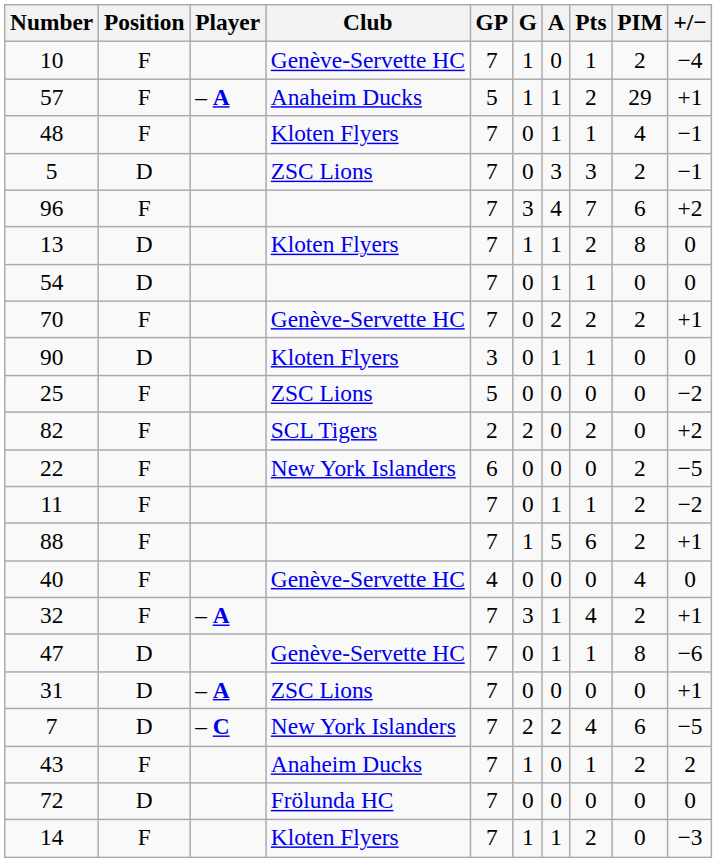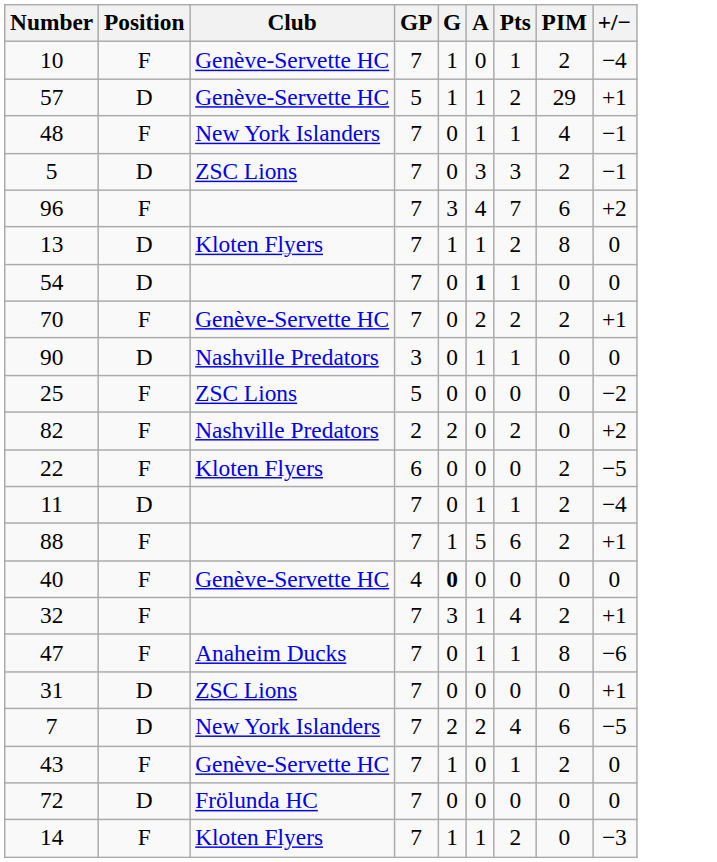- column: (228, 23)
(144, 97) F -> (144, 97) D
(346, 97) Anaheim Ducks -> (292, 97) Genève-Servette HC
(335, 134) Kloten Flyers -> (288, 134) New York Islanders
(556, 282) normal -> (481, 282) bold
(335, 356) Kloten Flyers -> (287, 356) Nashville Predators
(324, 430) SCL Tigers -> (287, 430) Nashville Predators
(363, 467) New York Islanders -> (259, 467) Kloten Flyers
(144, 504) F -> (144, 504) D
(690, 504) −2 -> (614, 504) −4
(528, 578) normal -> (452, 578) bold
(640, 578) 4 -> (564, 578) 0
(144, 652) D -> (144, 652) F
(368, 652) Genève-Servette HC -> (271, 652) Anaheim Ducks
(346, 763) Anaheim Ducks -> (292, 763) Genève-Servette HC
(690, 763) 2 -> (614, 763) 0
